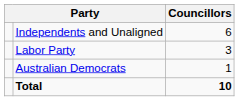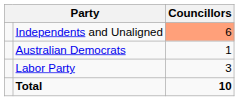(228, 31) no background -> (228, 31) lightsalmon background
rows swapped: (45, 50) <-> (71, 68)
